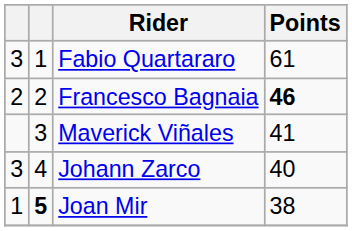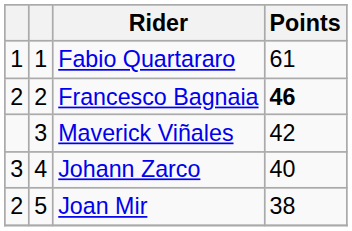(17, 59) 3 -> (17, 59) 1
(282, 133) 41 -> (282, 133) 42
(17, 206) 1 -> (17, 206) 2
(41, 206) bold -> (41, 206) normal
